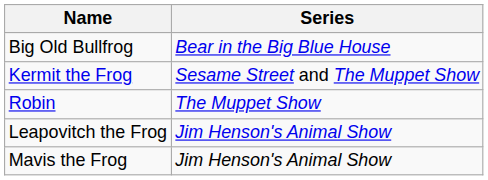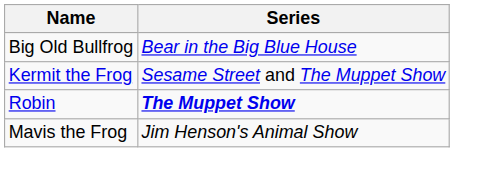(248, 103) normal -> (218, 103) bold
- row: (88, 132)
